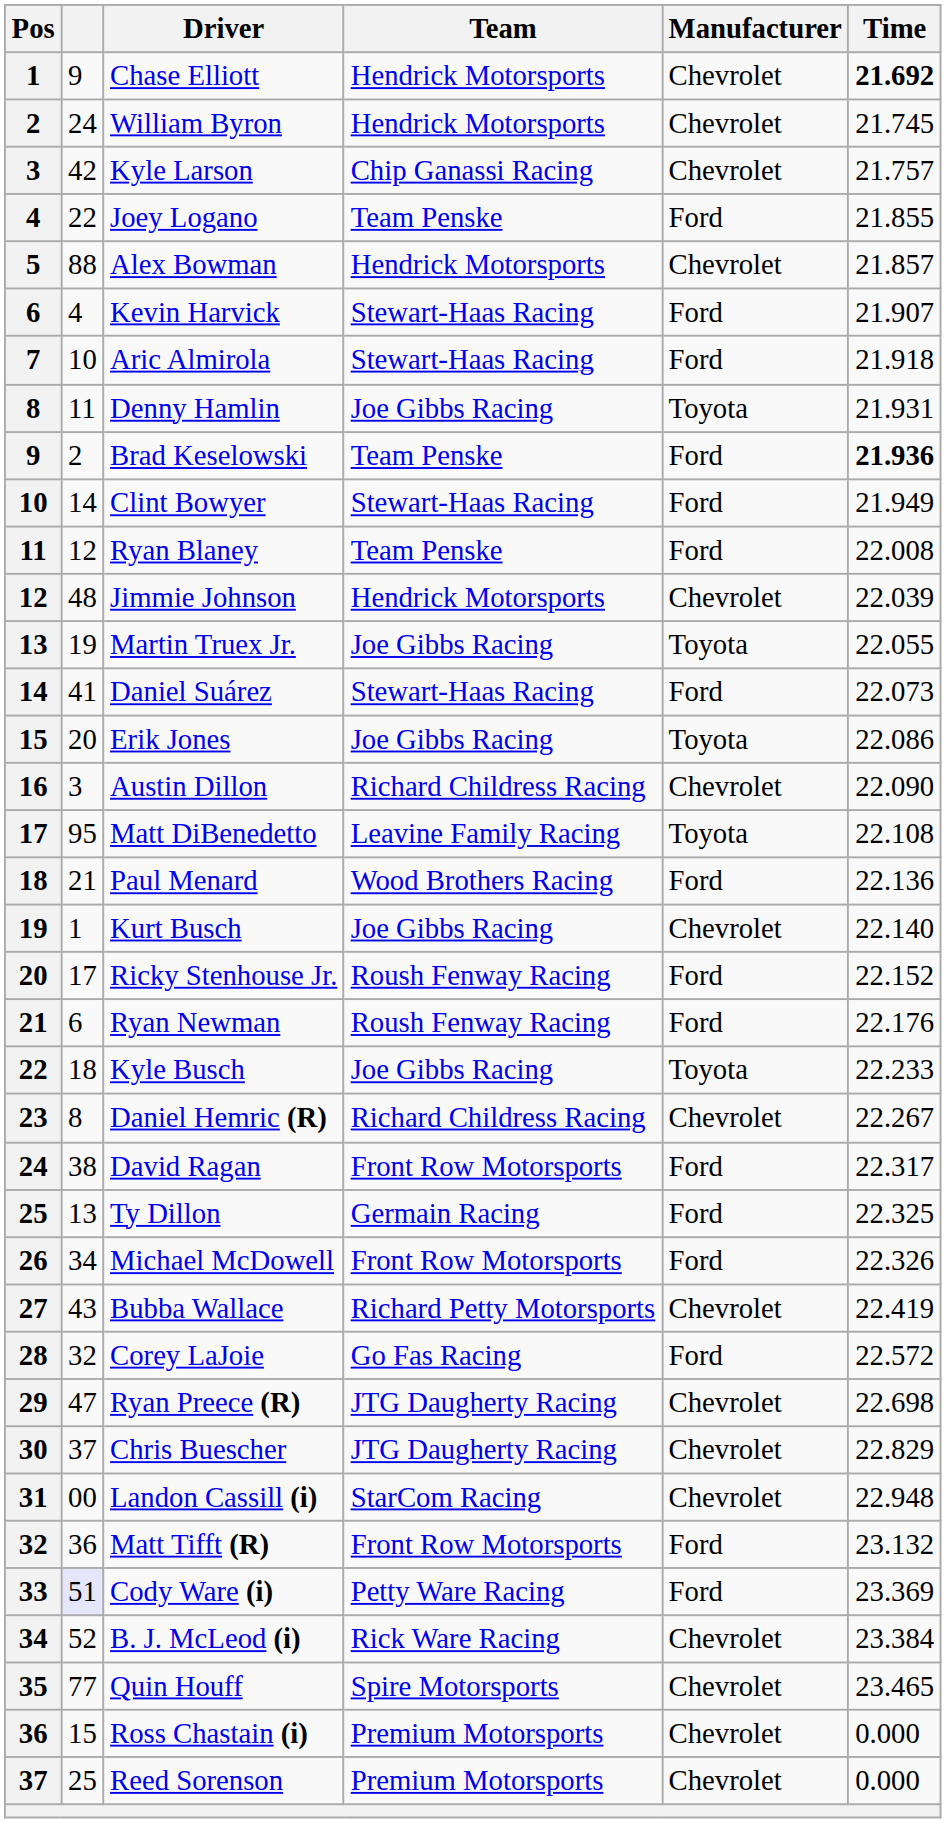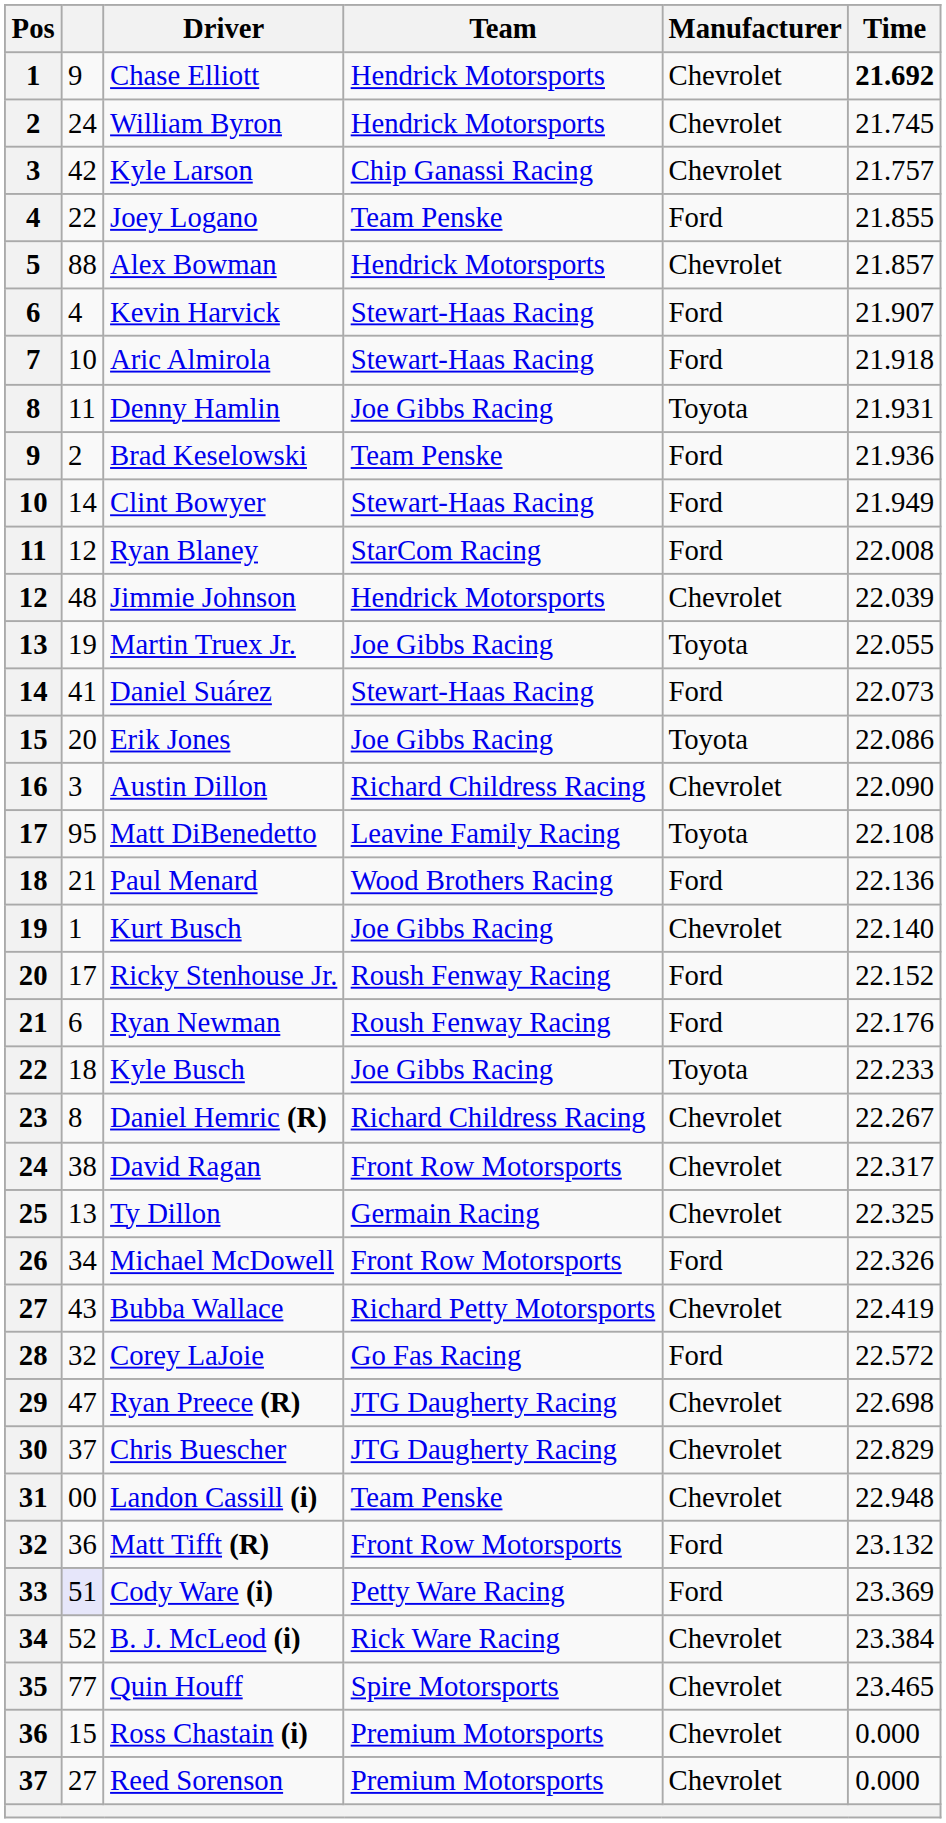(895, 454) bold -> (895, 454) normal
(427, 549) Team Penske -> (446, 549) StarCom Racing
(696, 1165) Ford -> (725, 1165) Chevrolet
(696, 1212) Ford -> (725, 1212) Chevrolet
(446, 1496) StarCom Racing -> (427, 1496) Team Penske
(82, 1780) 25 -> (82, 1780) 27
